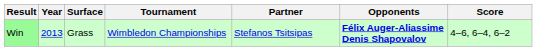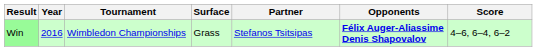columns swapped: (168, 12) <-> (85, 12)
(52, 33) 2013 -> (52, 33) 2016
